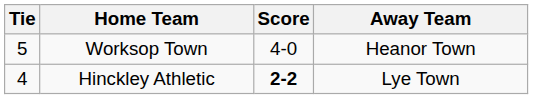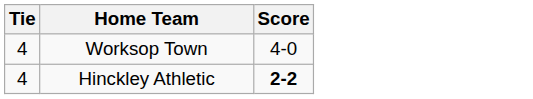- column: (421, 19)
(22, 49) 5 -> (22, 49) 4
